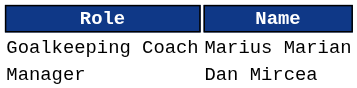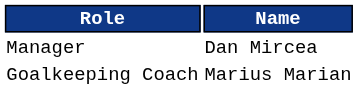rows swapped: (46, 75) <-> (103, 48)
